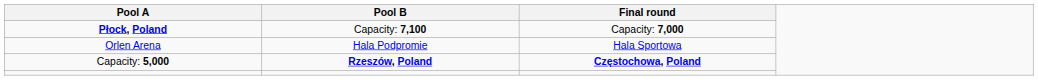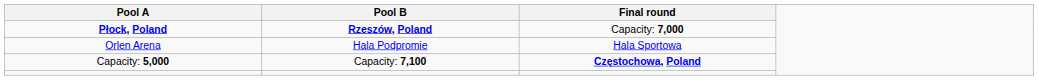(390, 29) Capacity: 7,100 -> (390, 29) Rzeszów, Poland
(390, 62) Rzeszów, Poland -> (390, 62) Capacity: 7,100
